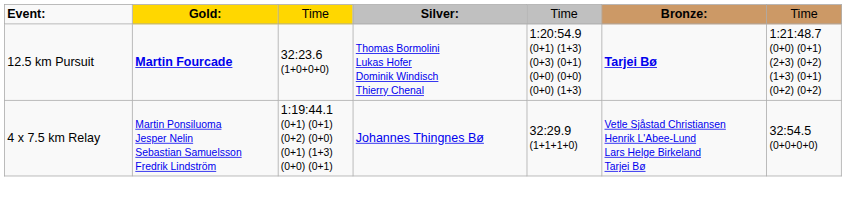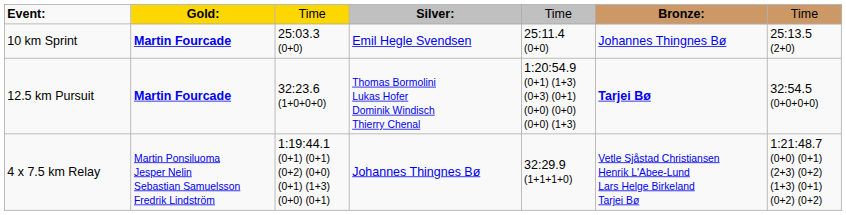+ row: (42, 41)
(795, 62) 1:21:48.7 (0+0) (0+1) (2+3) (0+2) (1+3) (0+1) (0+2) (0+2) -> (794, 96) 32:54.5 (0+0+0+0)
(794, 138) 32:54.5 (0+0+0+0) -> (796, 172) 1:21:48.7 (0+0) (0+1) (2+3) (0+2) (1+3) (0+1) (0+2) (0+2)
